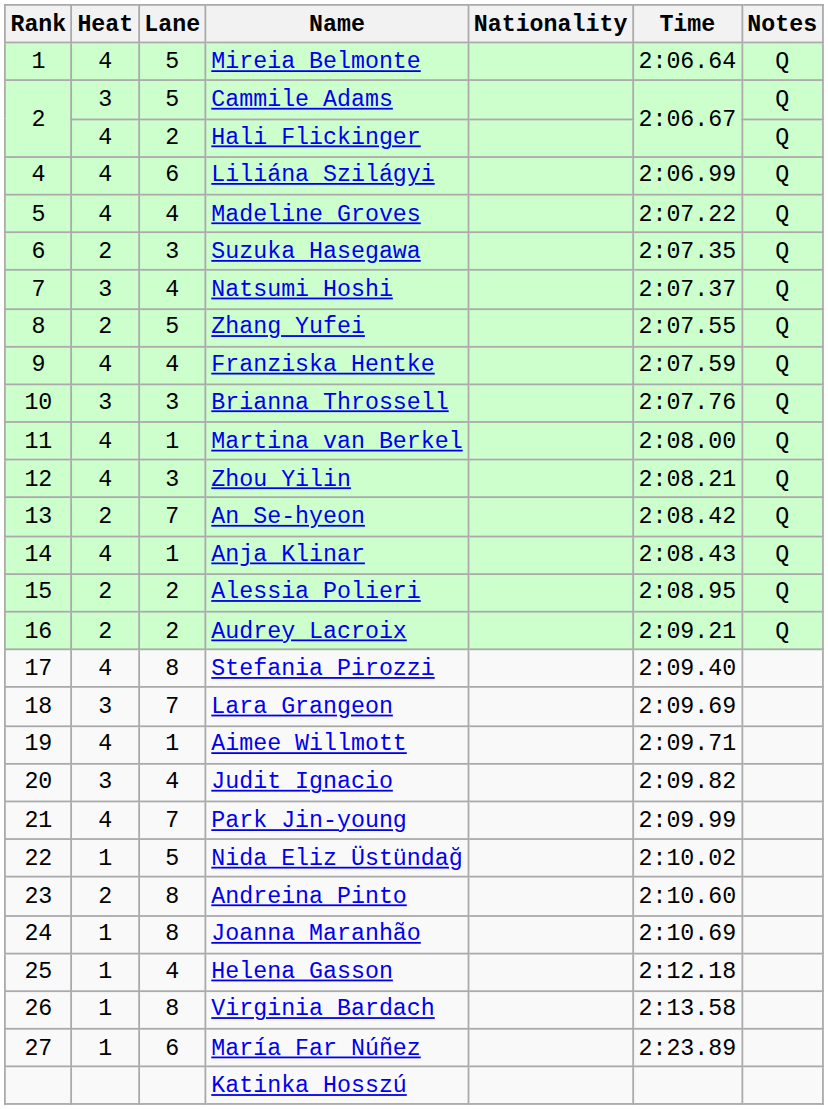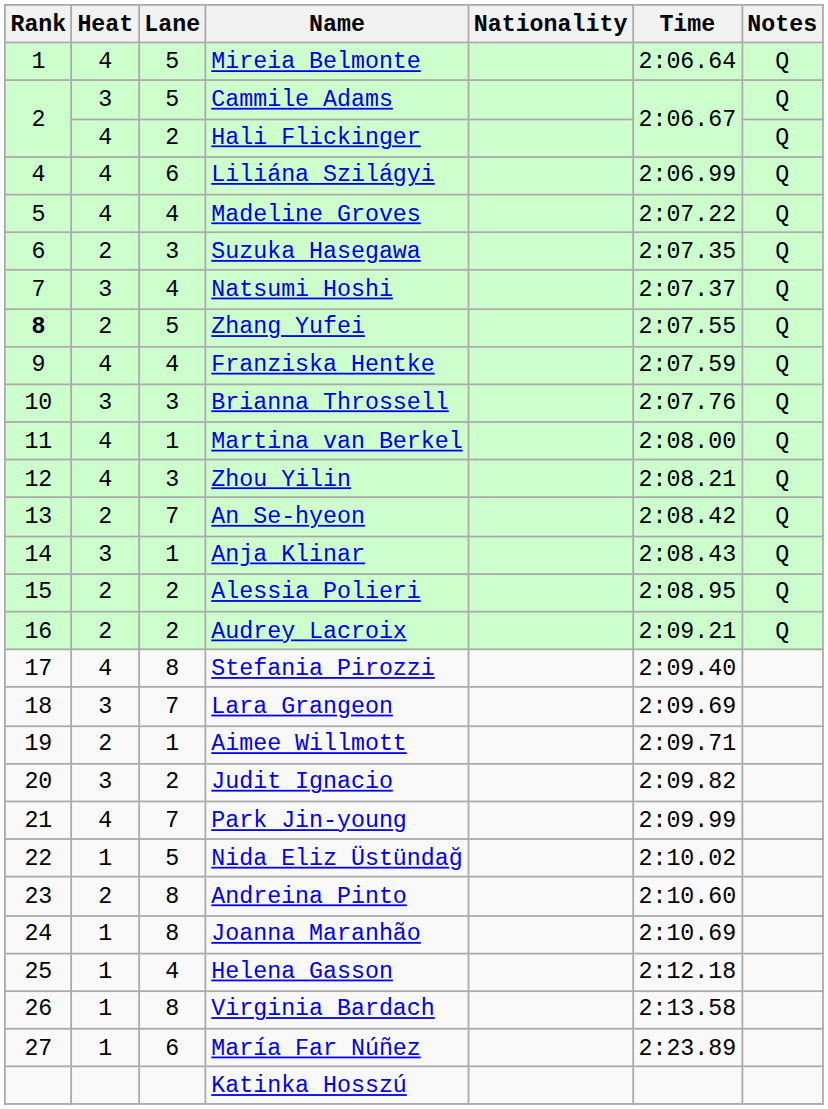(38, 327) normal -> (38, 327) bold
(105, 555) 4 -> (105, 555) 3
(105, 744) 4 -> (105, 744) 2
(172, 782) 4 -> (172, 782) 2
